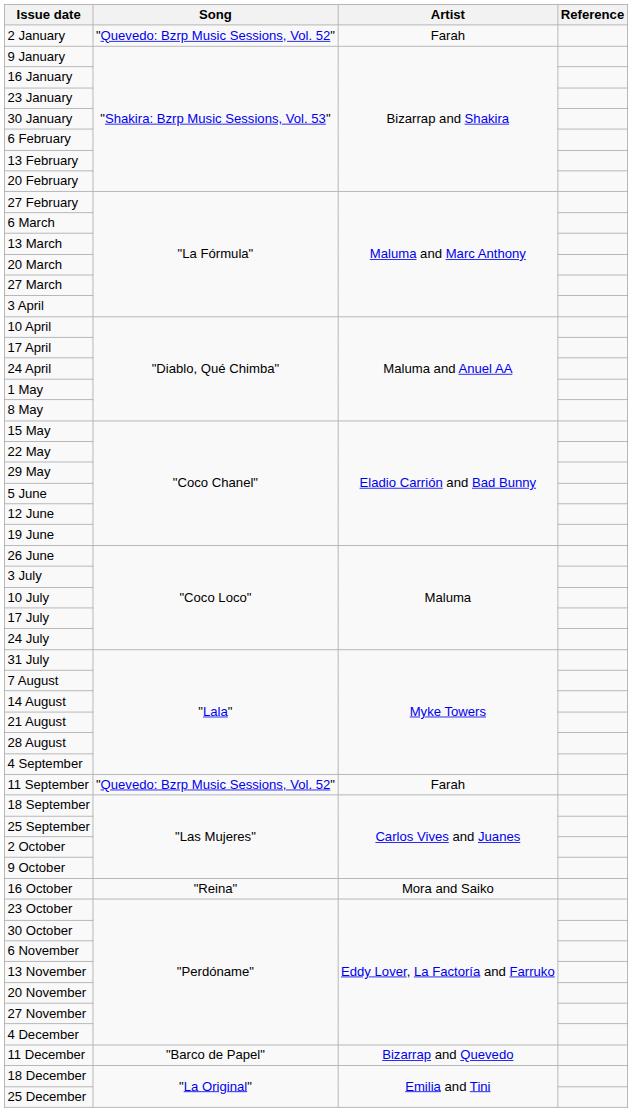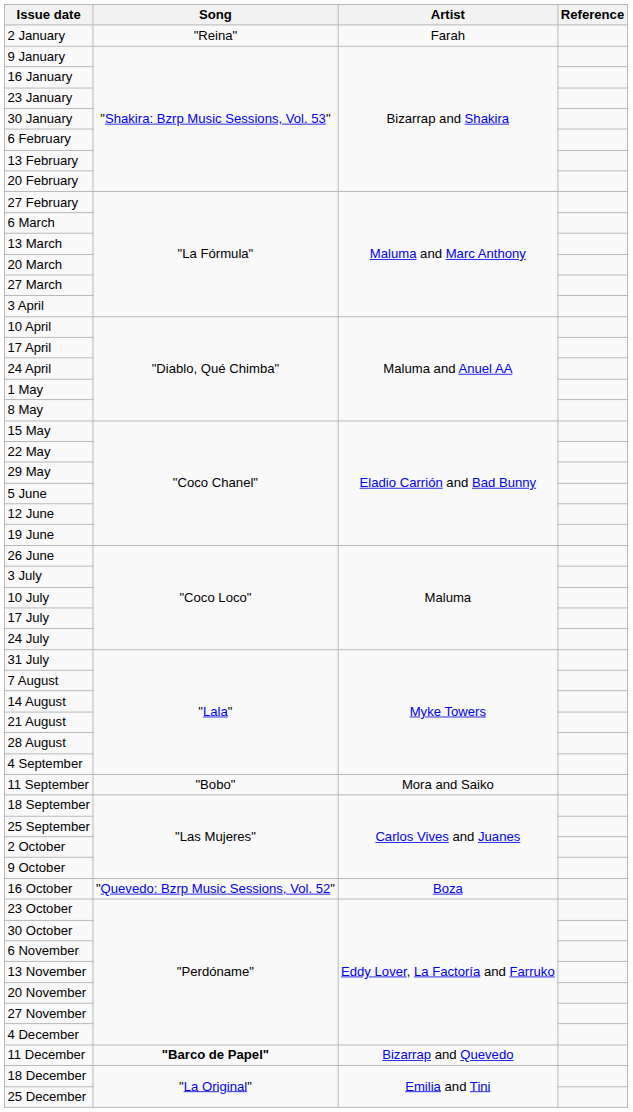(215, 35) "Quevedo: Bzrp Music Sessions, Vol. 52" -> (215, 35) "Reina"
(215, 784) "Quevedo: Bzrp Music Sessions, Vol. 52" -> (215, 784) "Bobo"
(448, 784) Farah -> (448, 784) Mora and Saiko
(215, 888) "Reina" -> (215, 888) "Quevedo: Bzrp Music Sessions, Vol. 52"
(448, 888) Mora and Saiko -> (448, 888) Boza
(215, 1055) normal -> (215, 1055) bold
